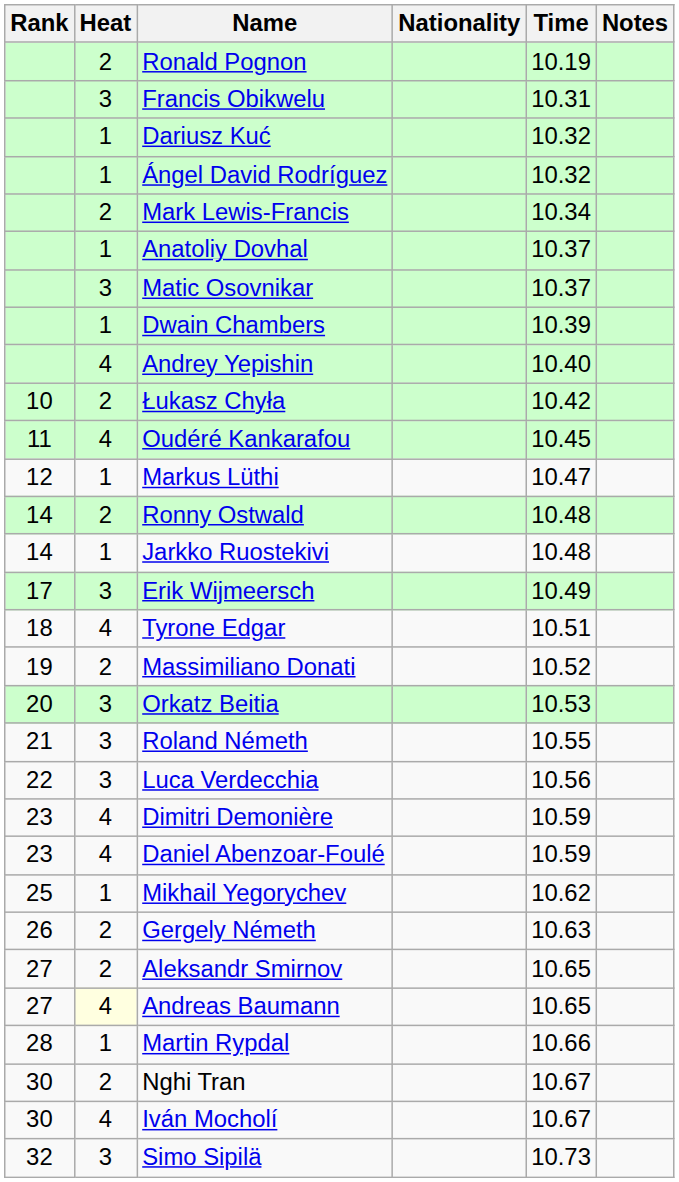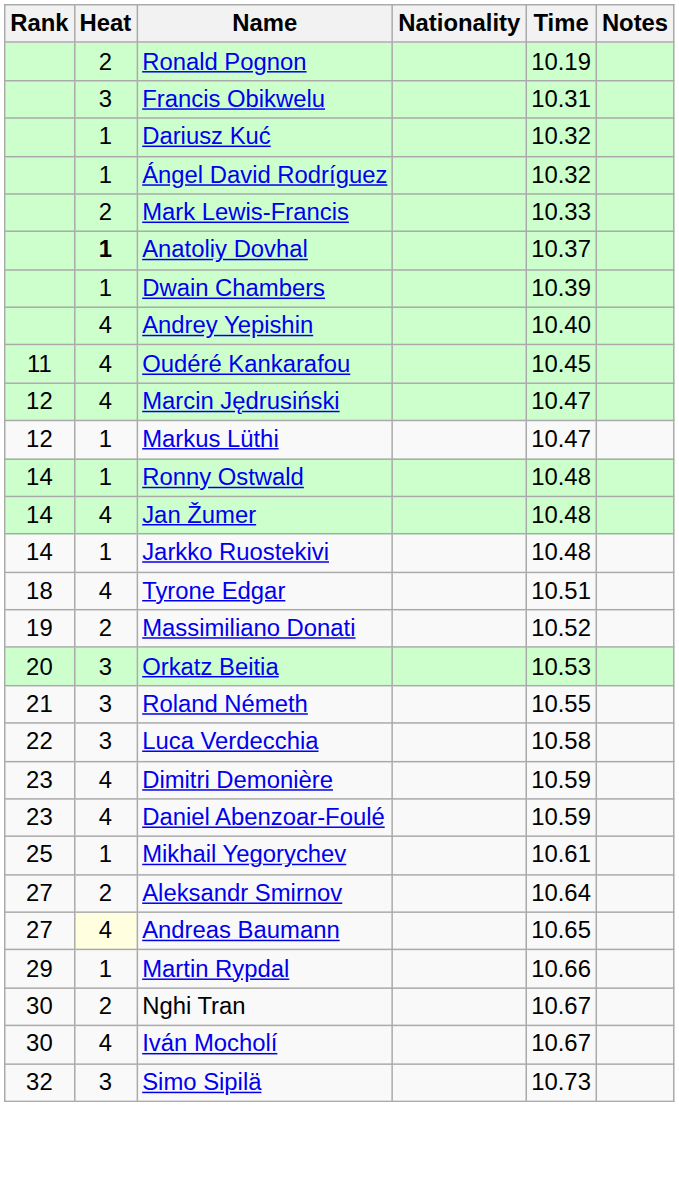(561, 212) 10.34 -> (561, 212) 10.33
(105, 250) normal -> (105, 250) bold
- row: (228, 288)
- row: (214, 401)
+ row: (241, 401)
(105, 514) 2 -> (105, 477) 1
+ row: (199, 514)
- row: (228, 590)
(561, 779) 10.56 -> (561, 741) 10.58
(561, 893) 10.62 -> (561, 855) 10.61
- row: (229, 930)
(561, 968) 10.65 -> (561, 893) 10.64
(39, 1044) 28 -> (39, 968) 29
